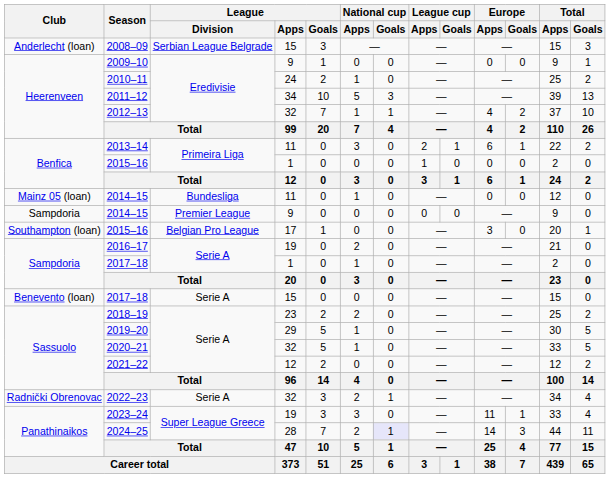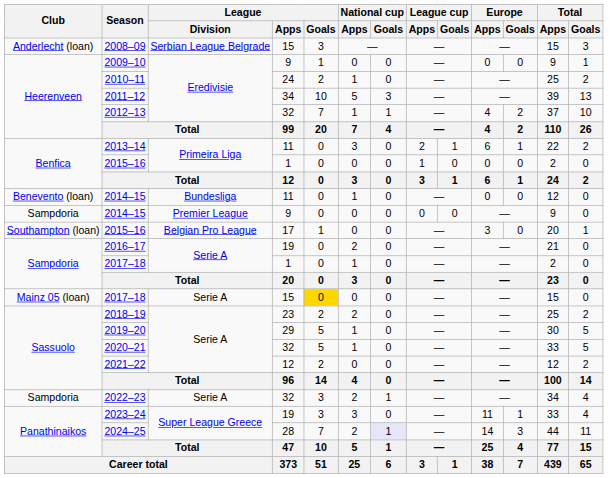(54, 197) Mainz 05 (loan) -> (53, 197) Benevento (loan)
(54, 297) Benevento (loan) -> (53, 297) Mainz 05 (loan)
(323, 297) no background -> (321, 297) gold background
(54, 398) Radnički Obrenovac -> (53, 398) Sampdoria
